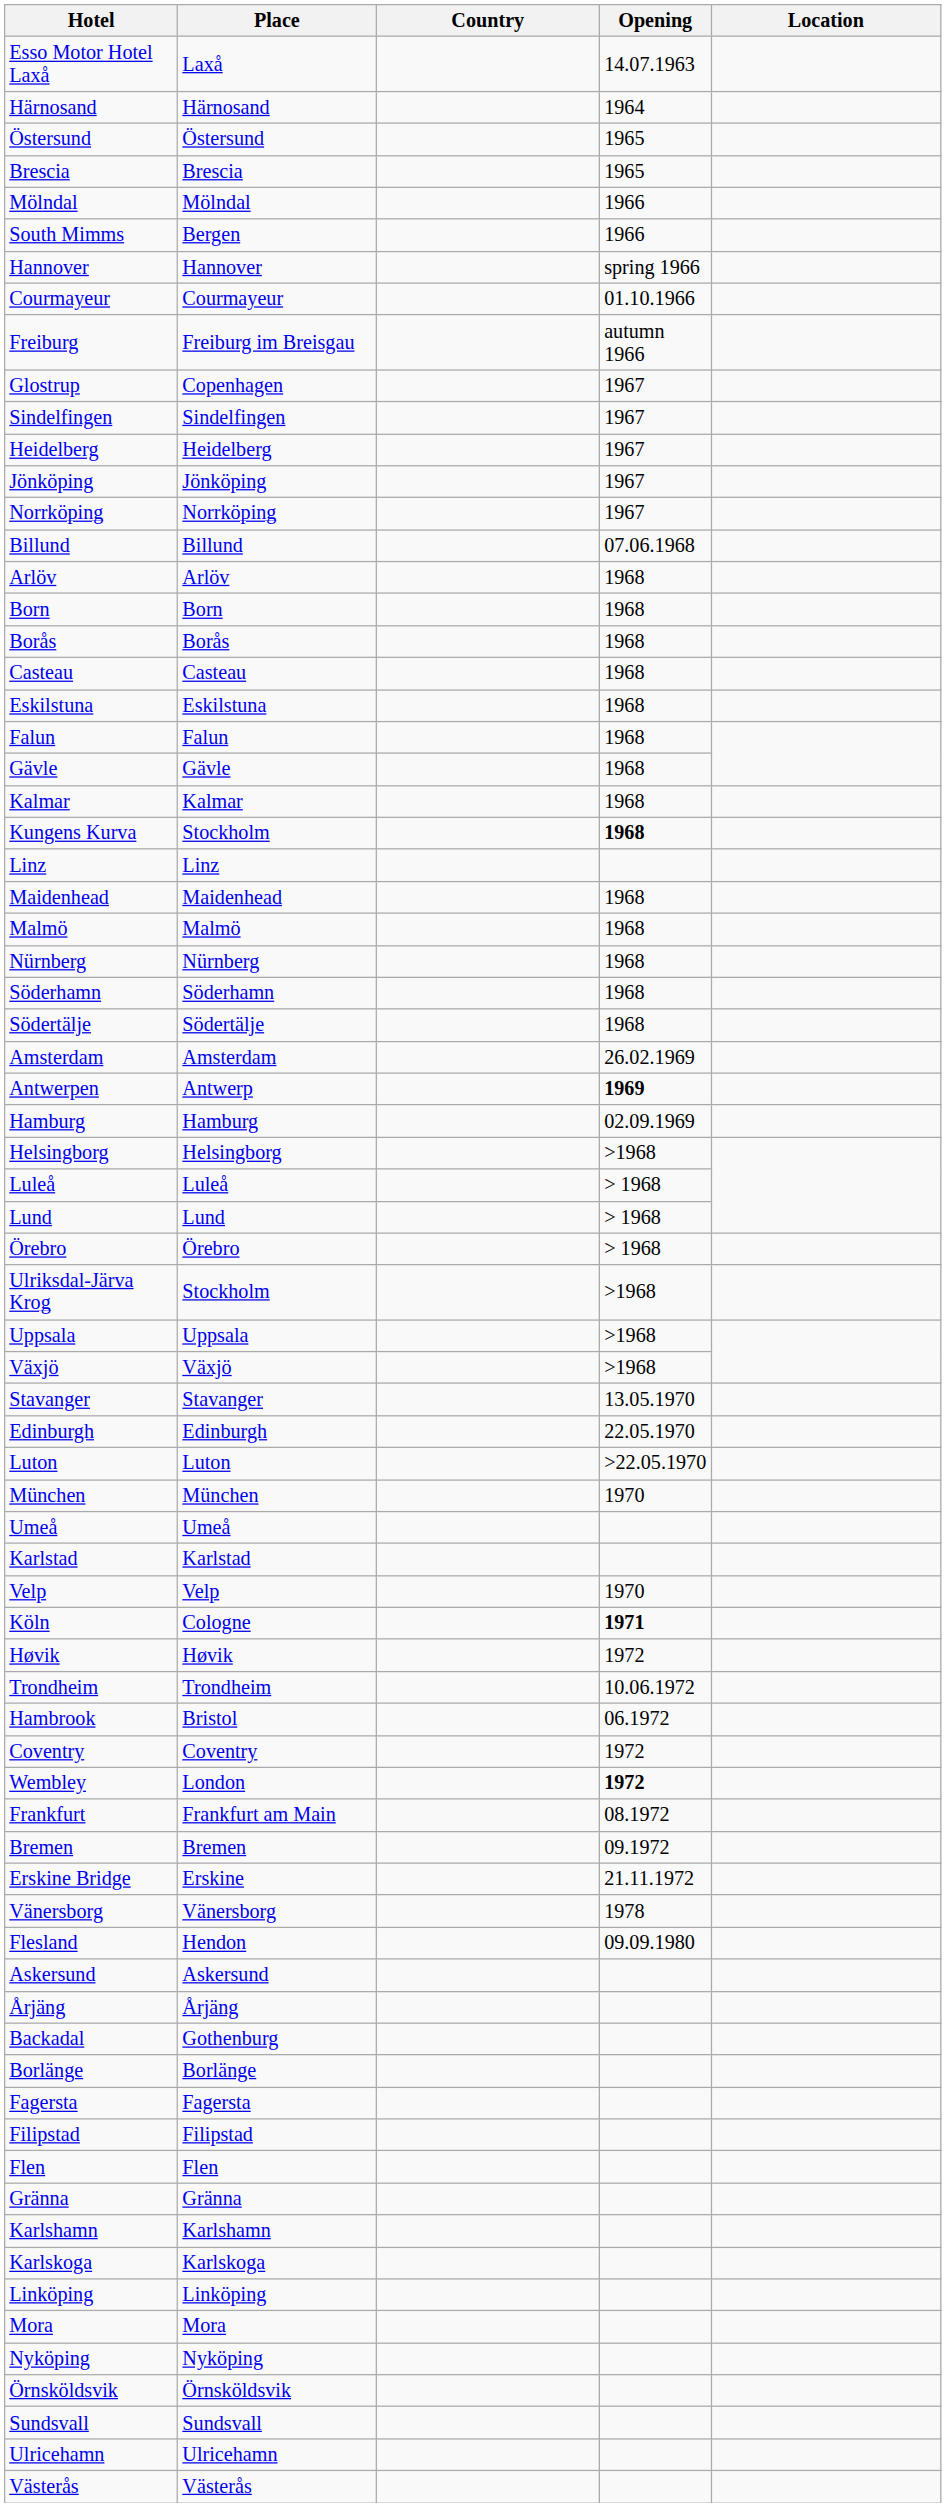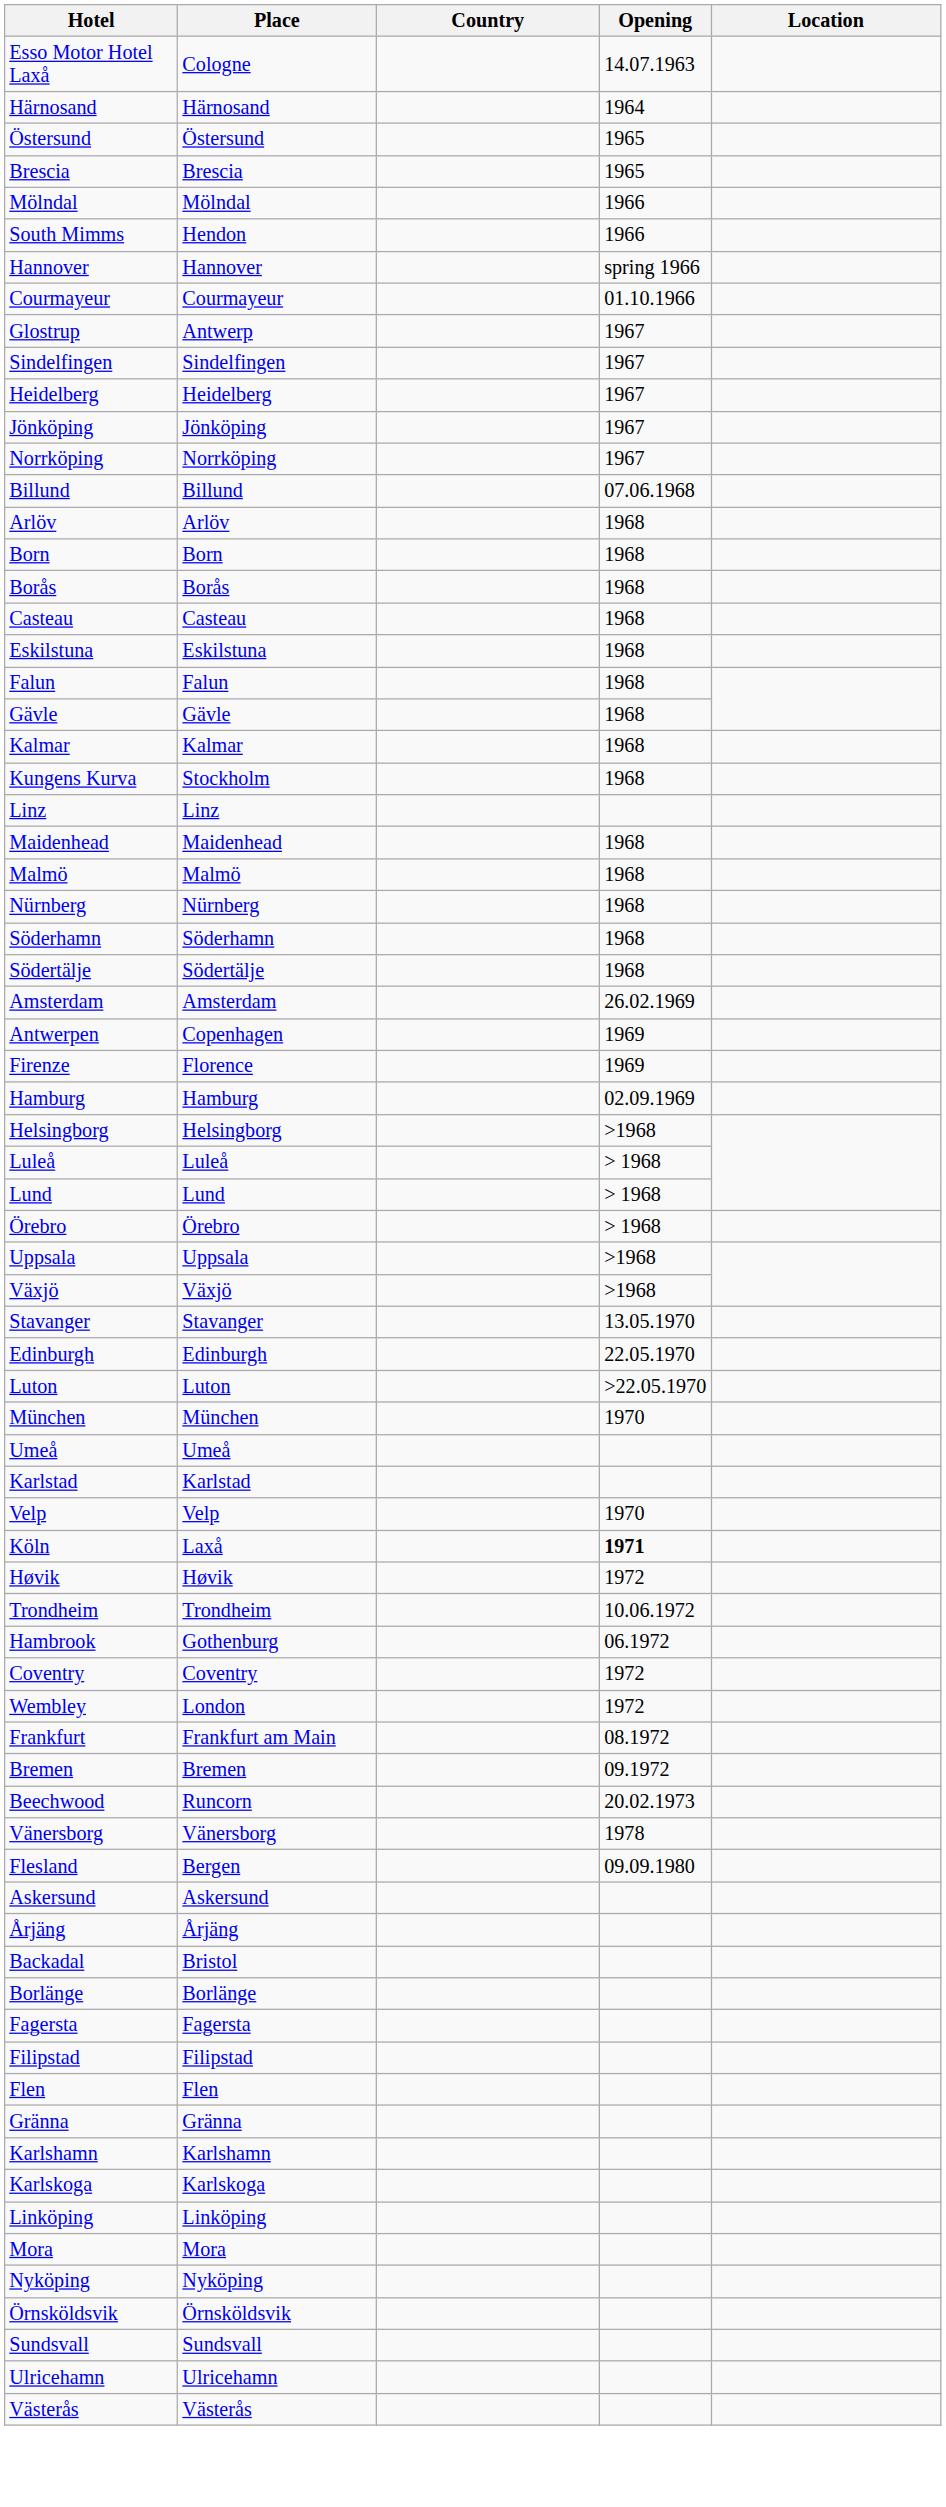(203, 63) Laxå -> (217, 63) Cologne
(211, 235) Bergen -> (214, 235) Hendon
- row: (44, 342)
(233, 385) Copenhagen -> (218, 330) Antwerp
(624, 833) bold -> (624, 778) normal
(218, 1088) Antwerp -> (233, 1034) Copenhagen
(624, 1088) bold -> (624, 1034) normal
+ row: (40, 1066)
- row: (71, 1292)
(217, 1623) Cologne -> (203, 1545) Laxå
(210, 1719) Bristol -> (230, 1641) Gothenburg
(624, 1783) bold -> (624, 1705) normal
- row: (70, 1878)
+ row: (57, 1801)
(214, 1942) Hendon -> (211, 1865) Bergen
(230, 2038) Gothenburg -> (210, 1961) Bristol
